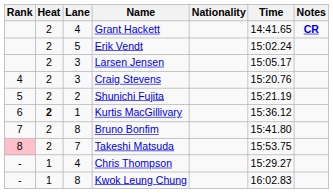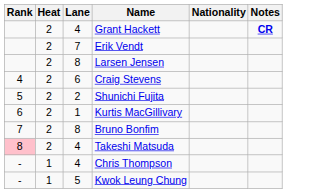- column: (271, 12)
(78, 46) 5 -> (78, 46) 7
(78, 63) 3 -> (78, 63) 8
(78, 79) 3 -> (78, 79) 6
(49, 113) bold -> (49, 113) normal
(78, 146) 7 -> (78, 146) 4
(78, 180) 8 -> (78, 180) 5
